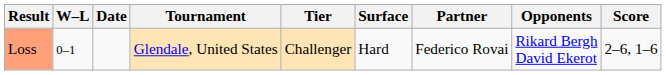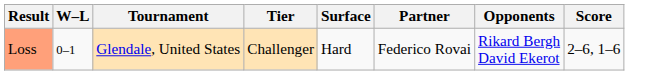- column: (112, 16)
